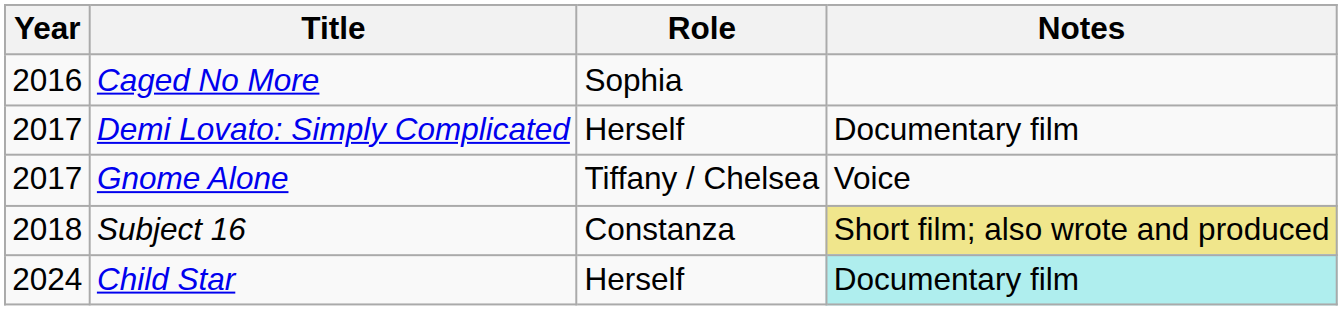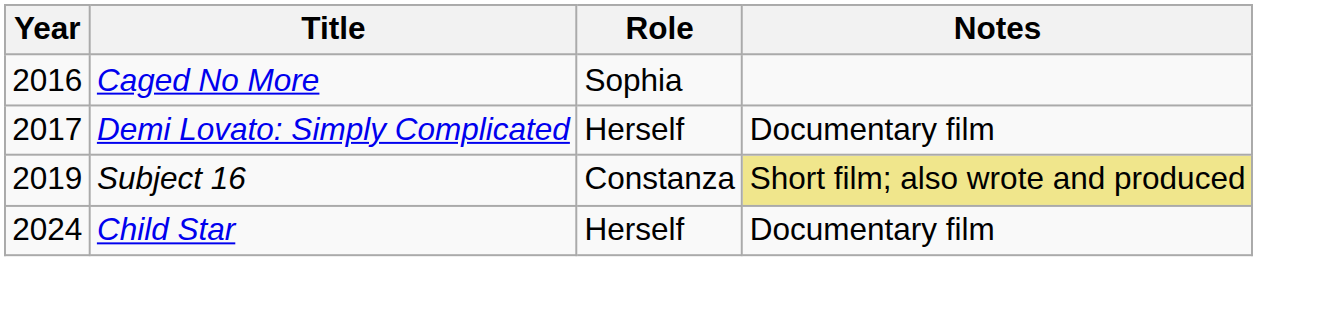- row: (193, 179)
(47, 229) 2018 -> (47, 179) 2019
(956, 279) paleturquoise background -> (872, 229) no background
